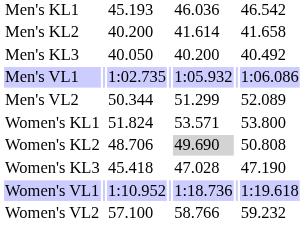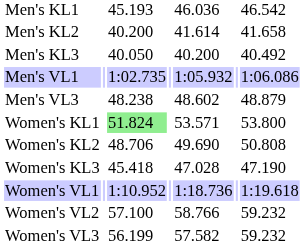- row: (42, 99)
+ row: (42, 99)
(131, 122) no background -> (131, 122) lightgreen background
(197, 145) lightgrey background -> (197, 145) no background
+ row: (52, 235)
